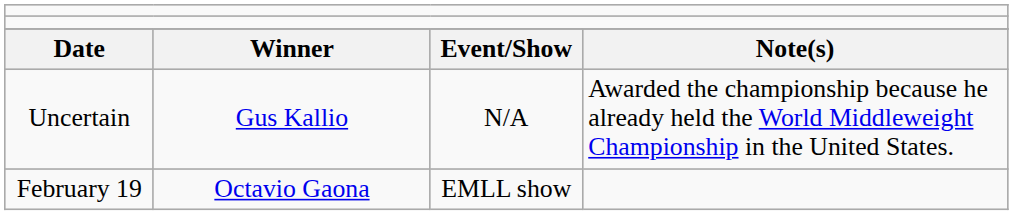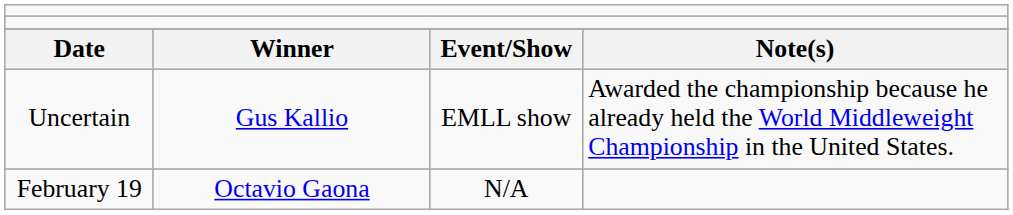(506, 118) N/A -> (506, 118) EMLL show
(506, 188) EMLL show -> (506, 188) N/A
